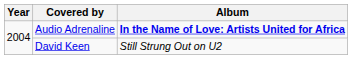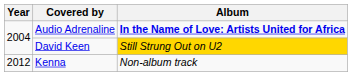(171, 46) no background -> (171, 46) gold background
+ row: (50, 63)
